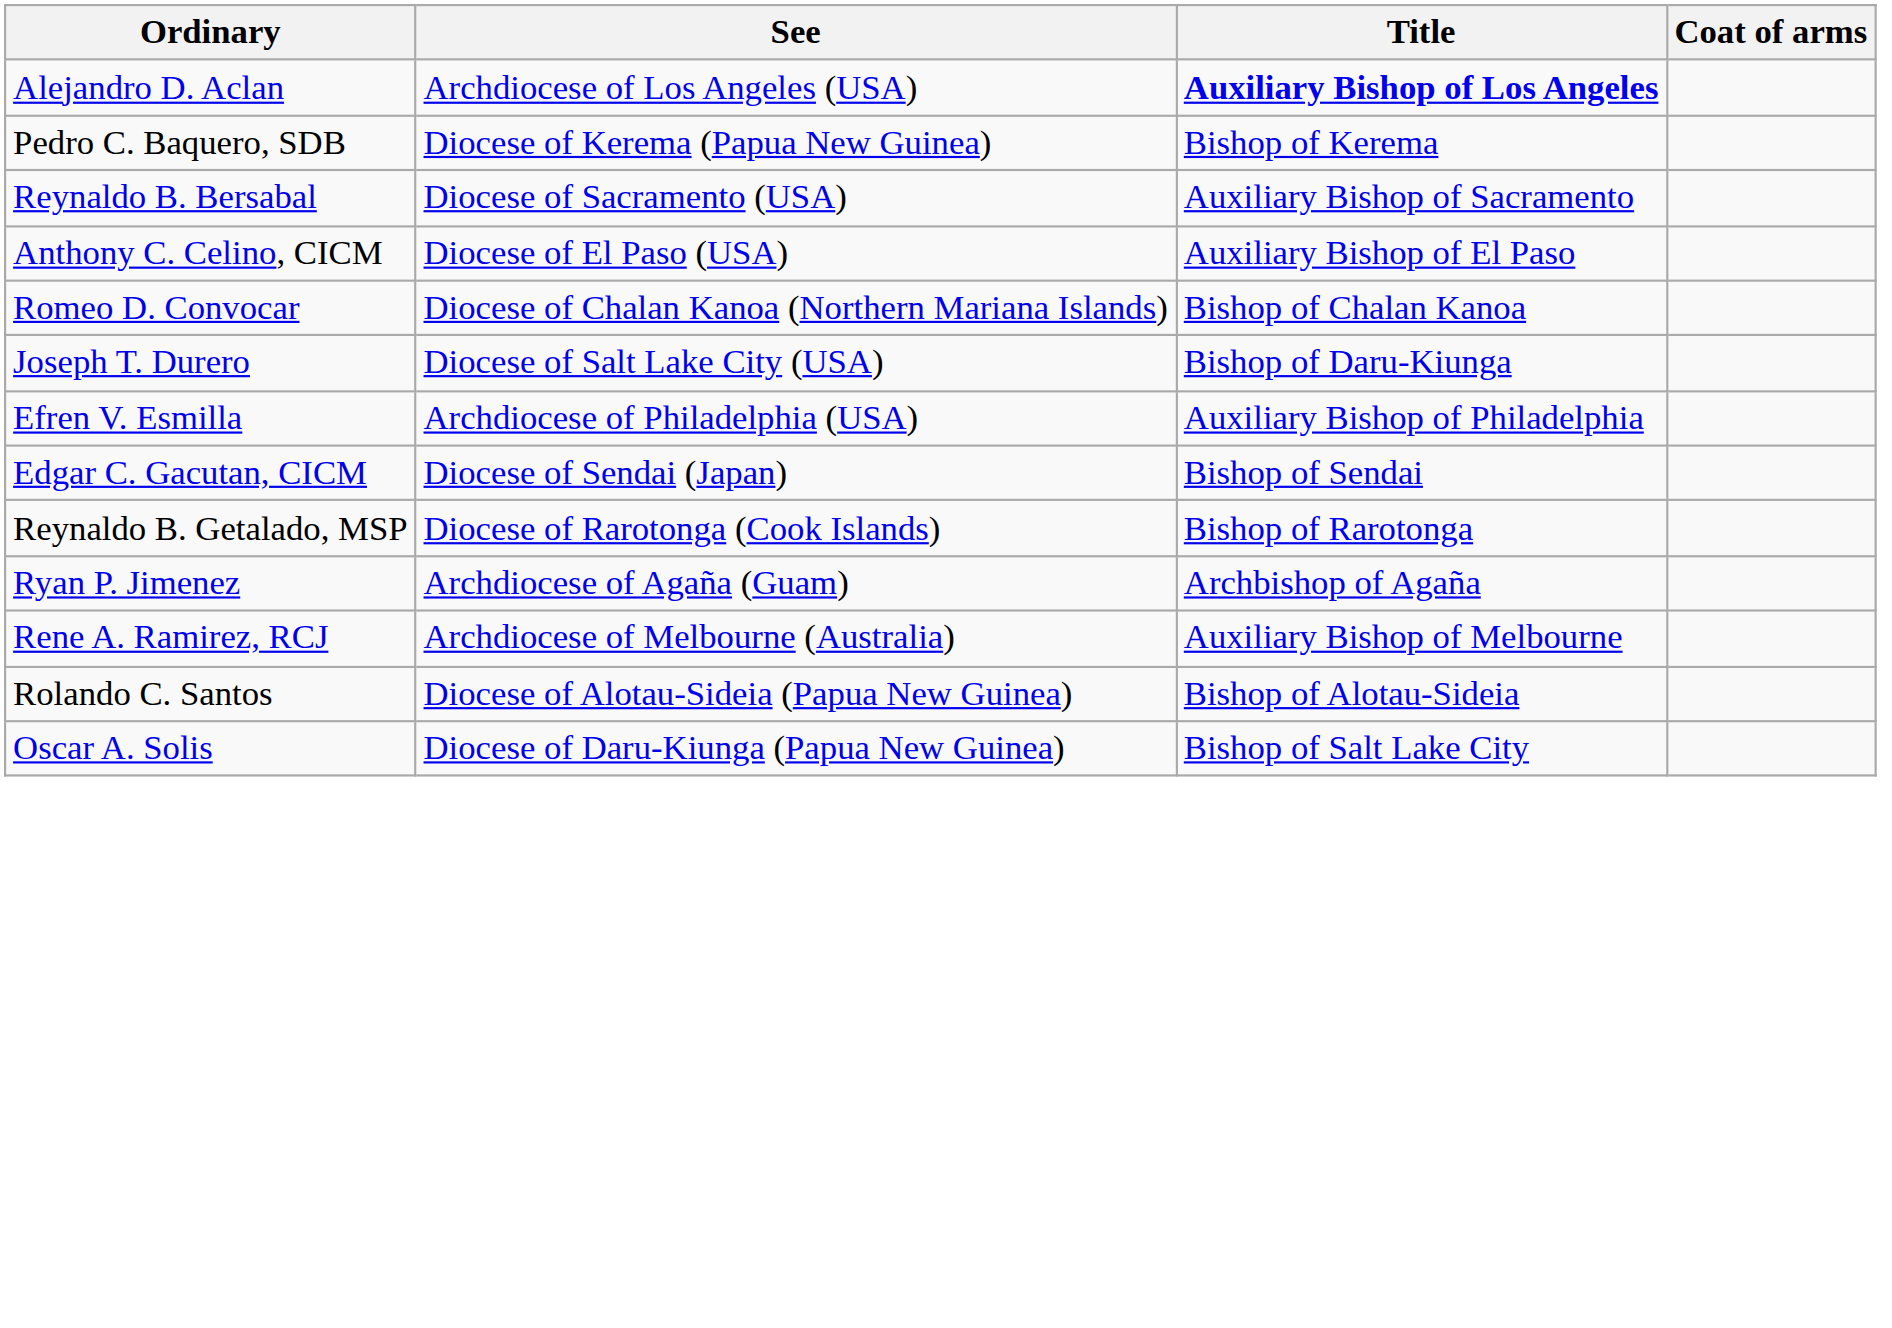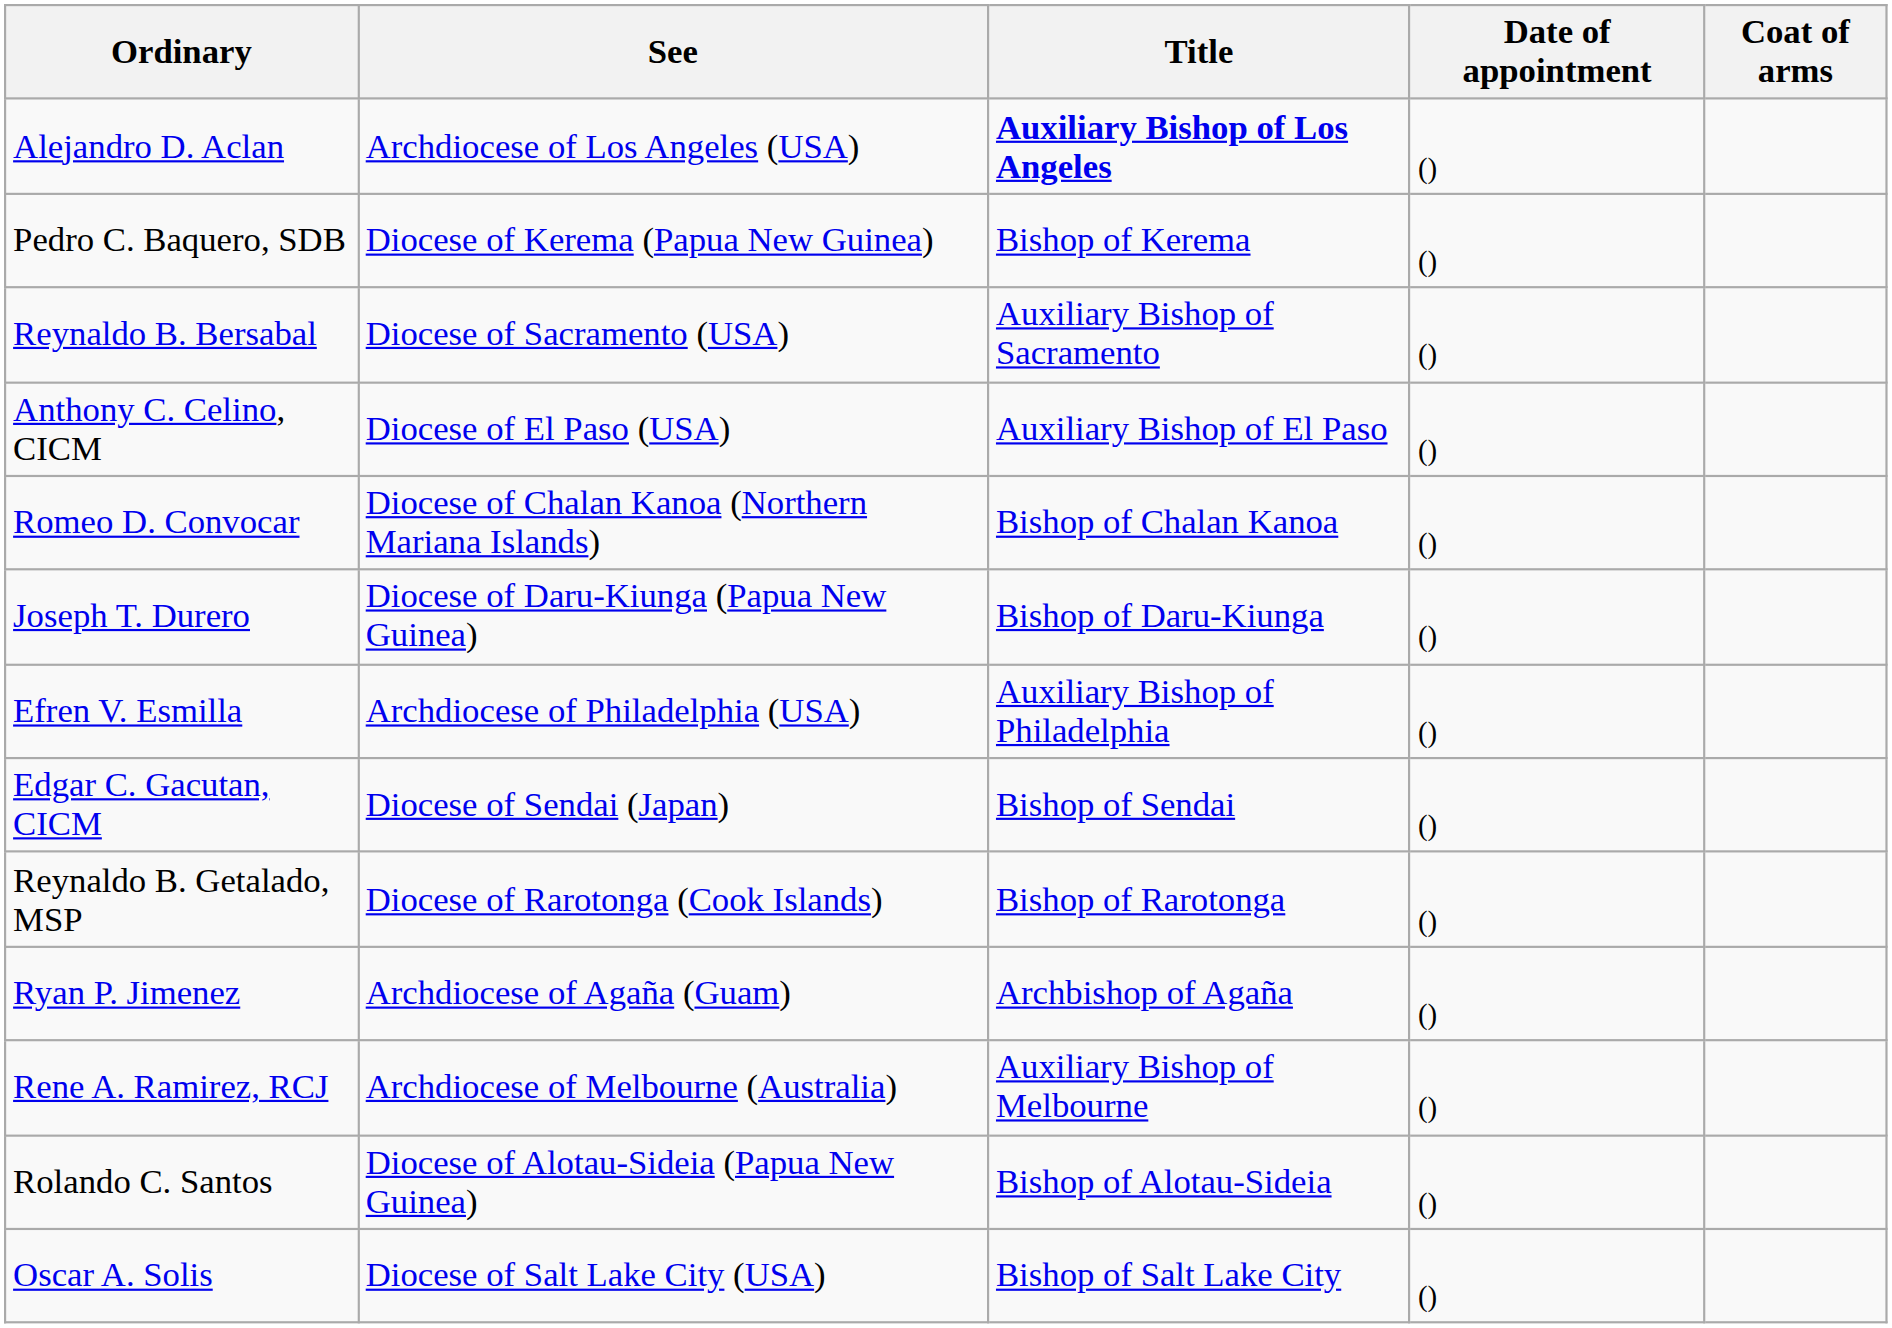+ column: (1557, 51)
(654, 362) Diocese of Salt Lake City (USA) -> (626, 616) Diocese of Daru-Kiunga (Papua New Guinea)
(744, 747) Diocese of Daru-Kiunga (Papua New Guinea) -> (596, 1275) Diocese of Salt Lake City (USA)
